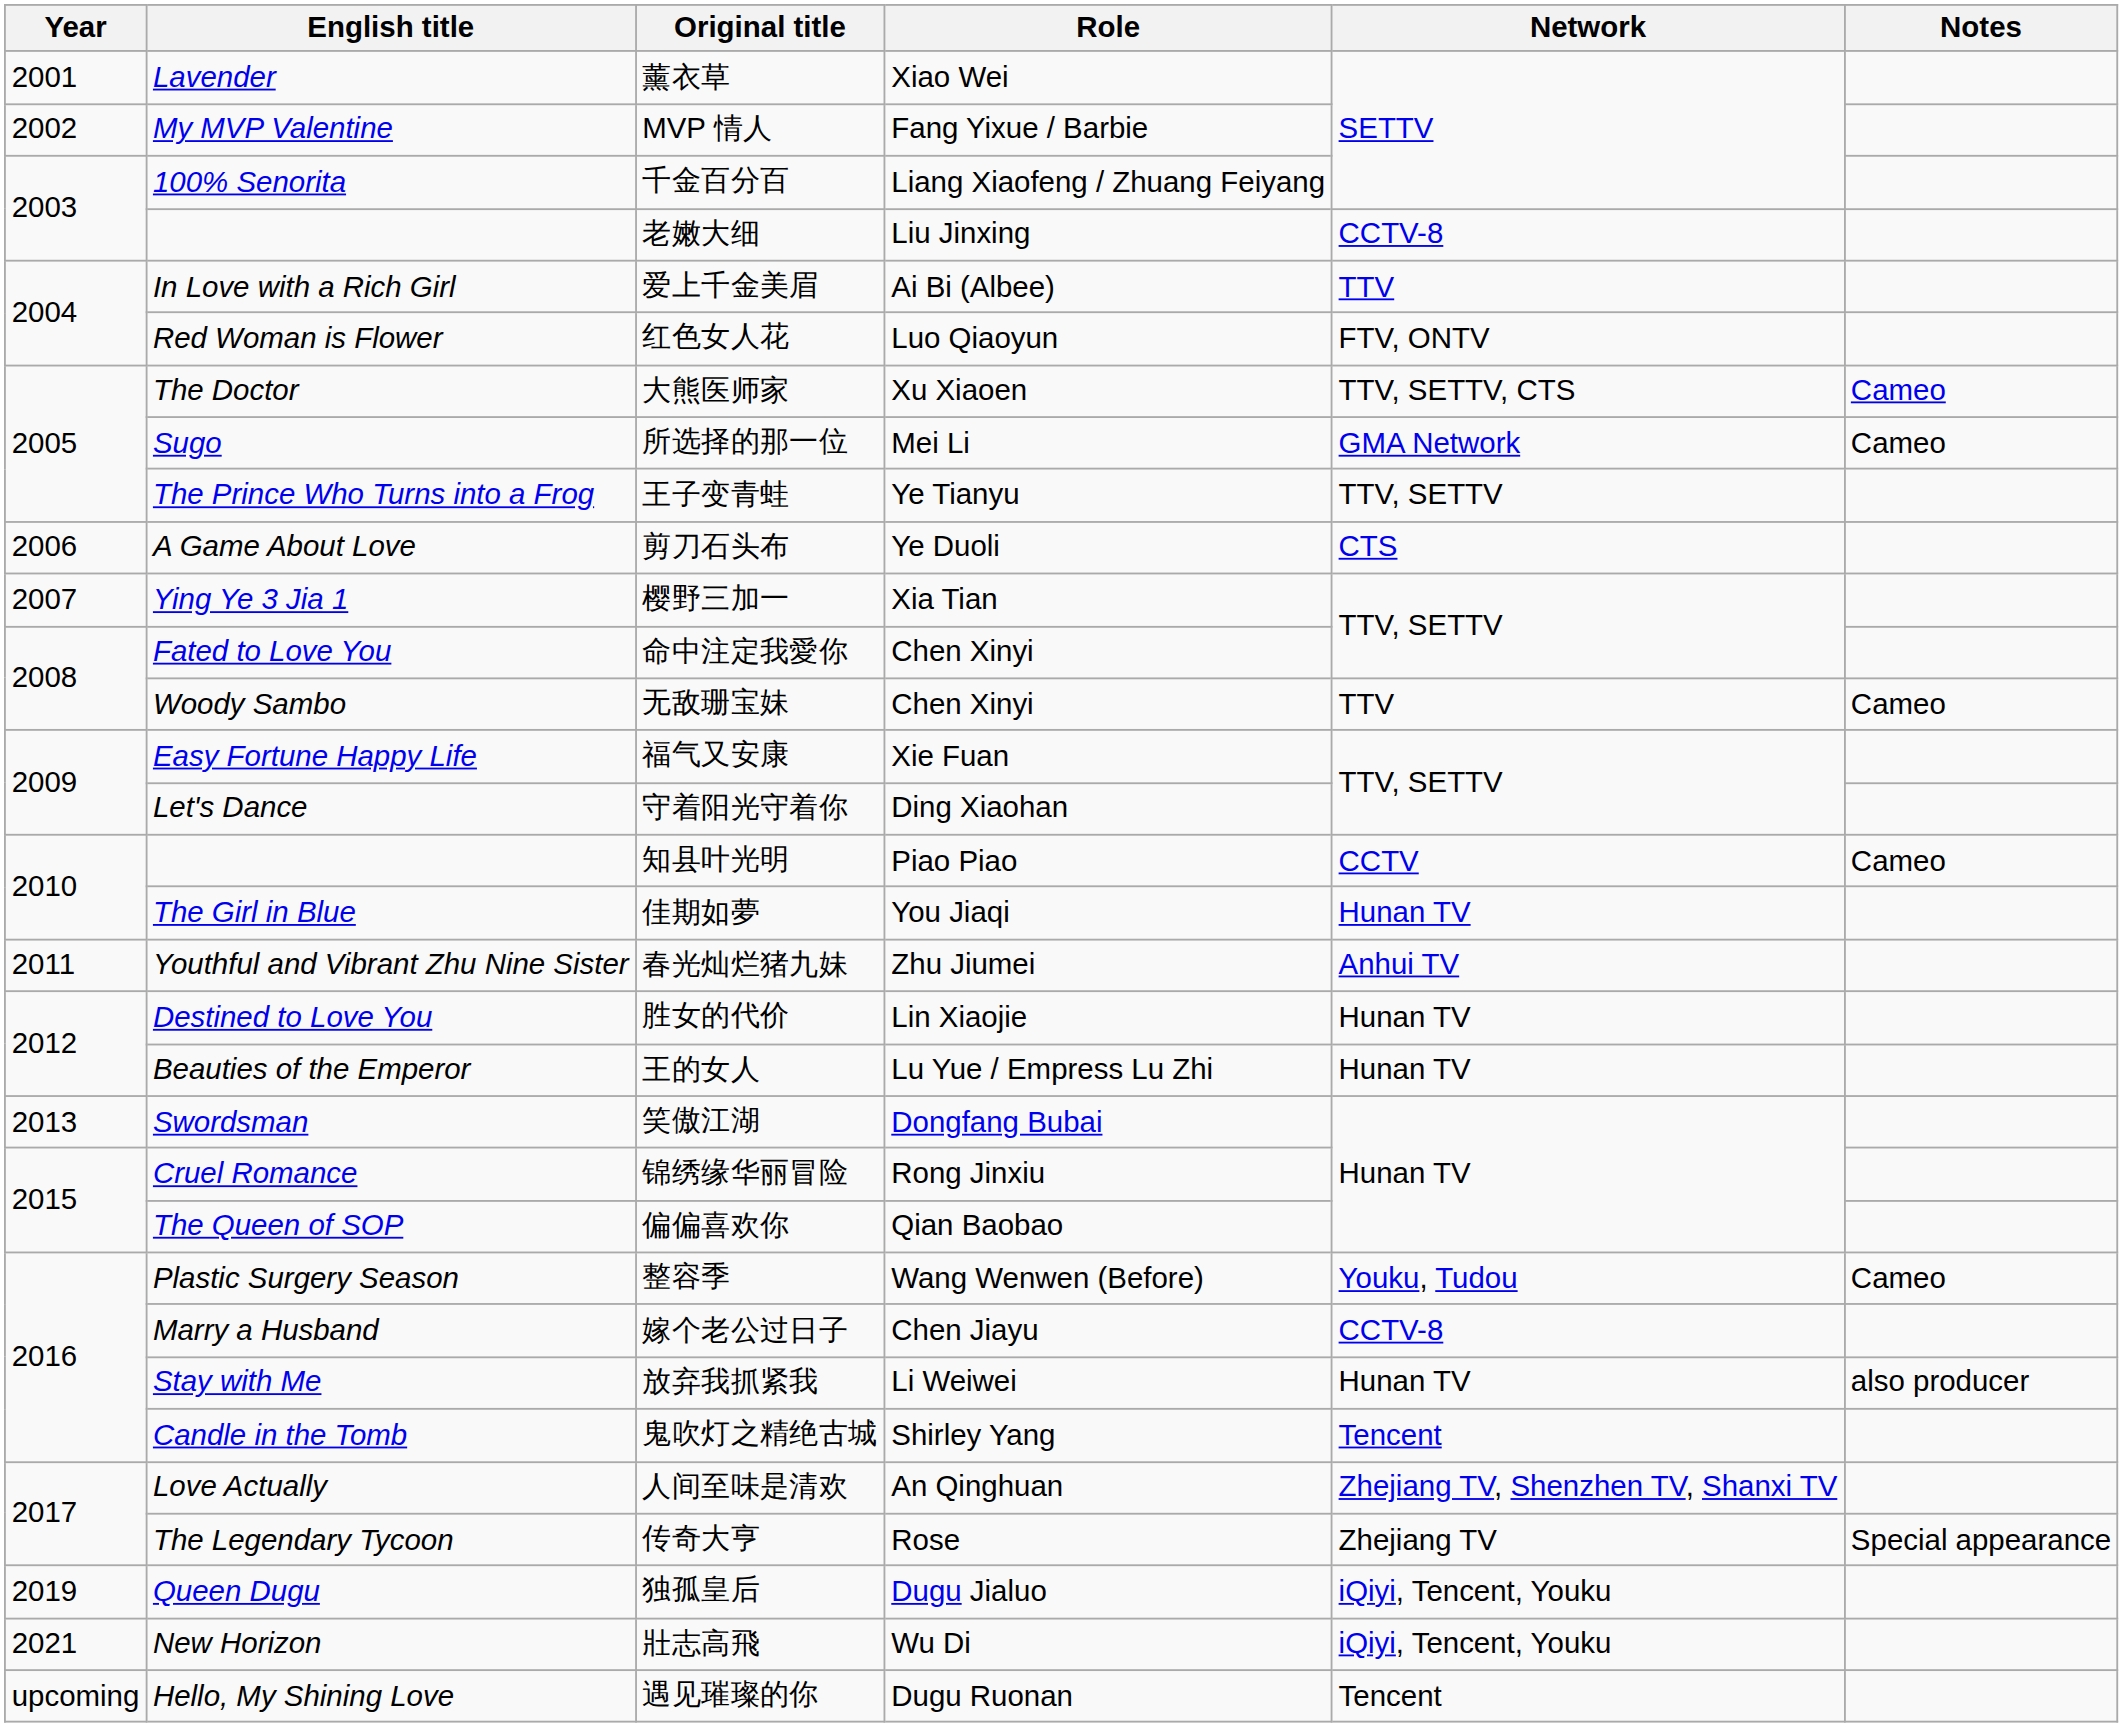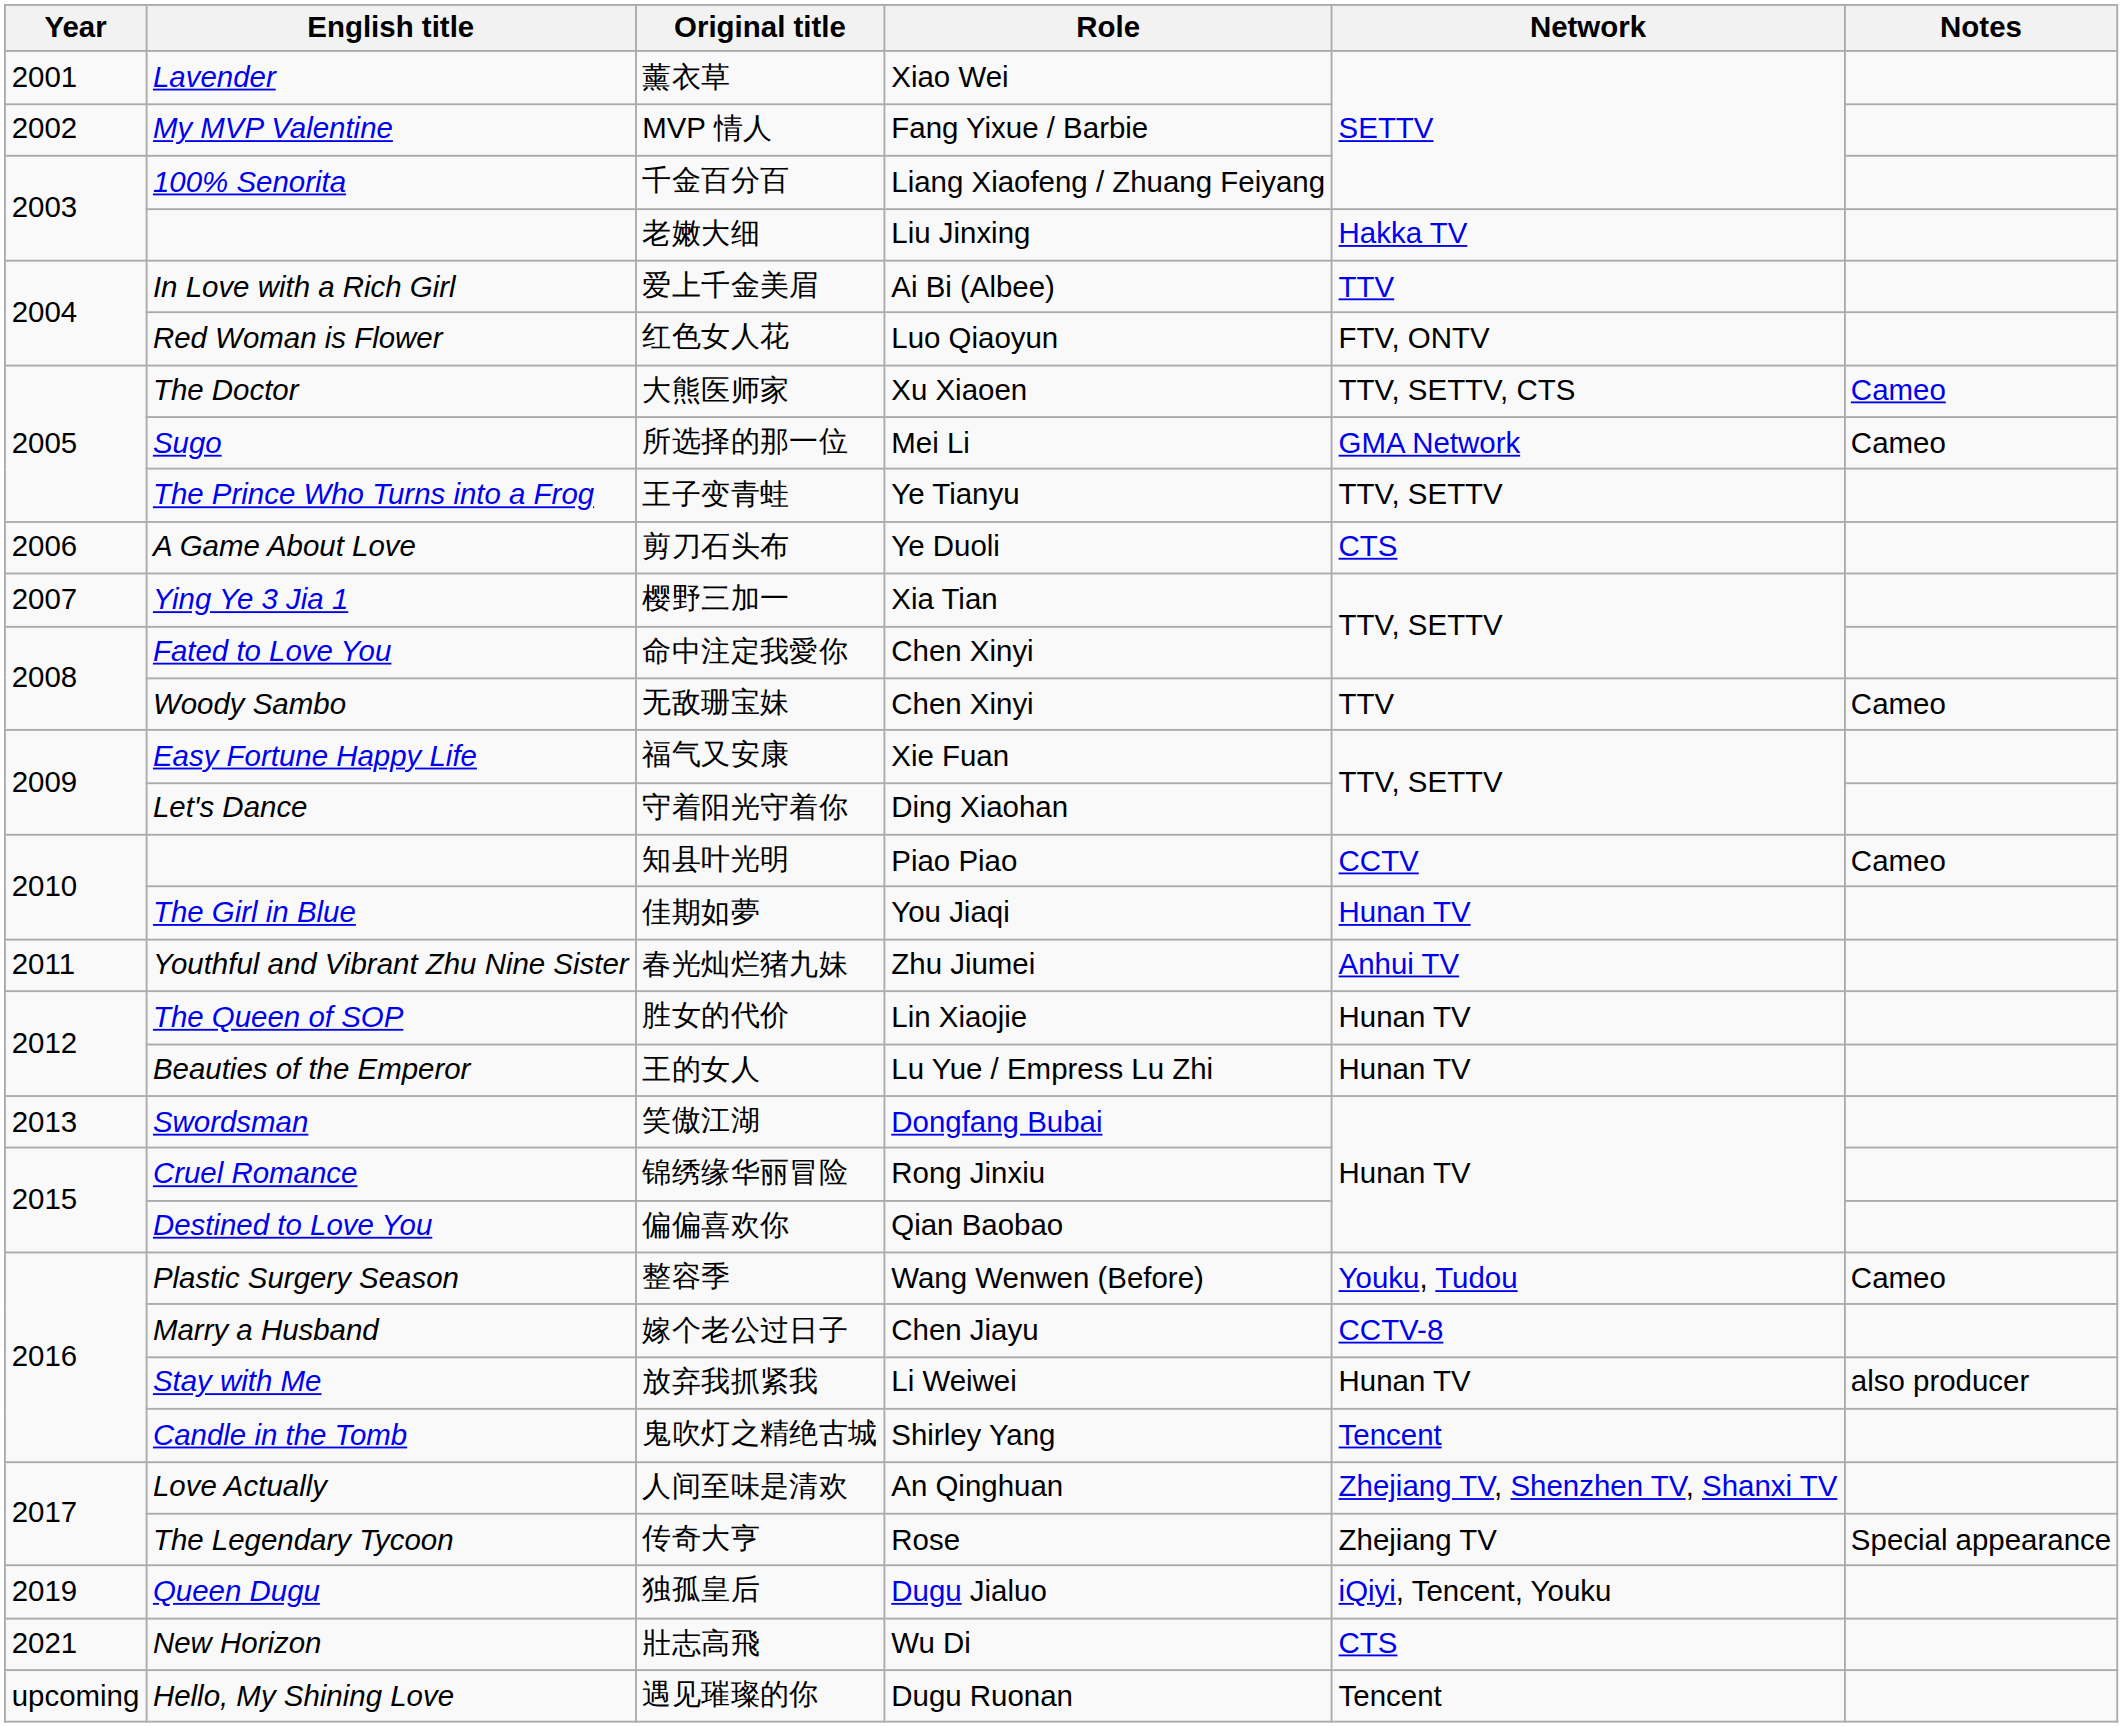(1391, 233) CCTV-8 -> (1403, 233) Hakka TV
(293, 1017) Destined to Love You -> (278, 1017) The Queen of SOP
(278, 1225) The Queen of SOP -> (293, 1225) Destined to Love You
(1475, 1643) iQiyi, Tencent, Youku -> (1368, 1643) CTS
